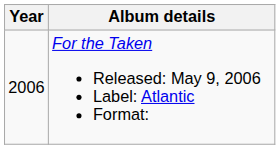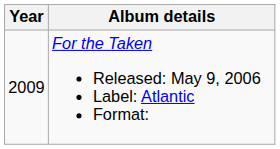(26, 87) 2006 -> (26, 87) 2009
